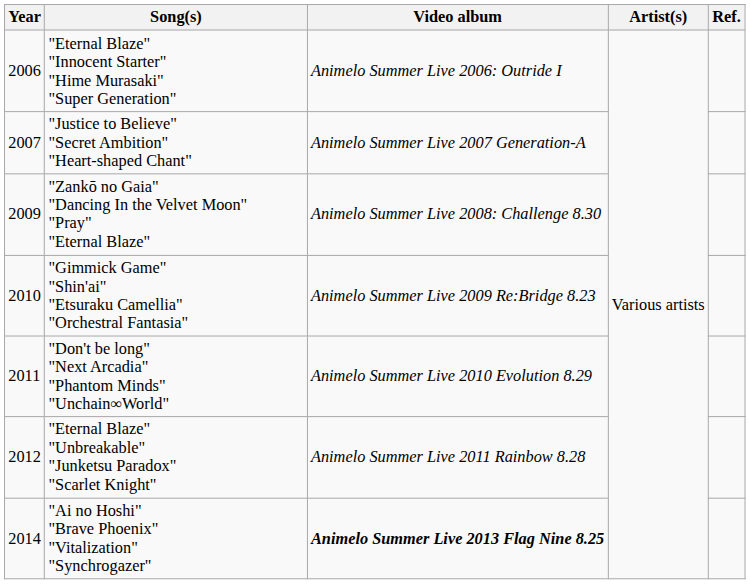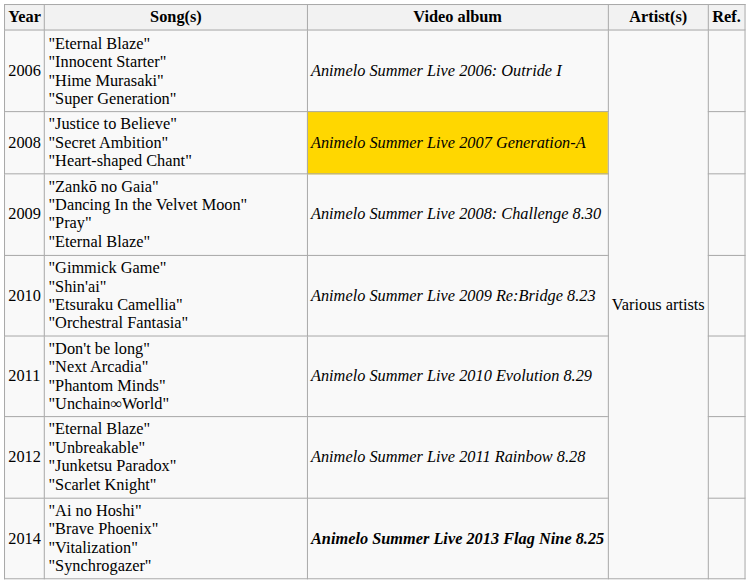(25, 142) 2007 -> (25, 142) 2008
(448, 142) no background -> (448, 142) gold background
